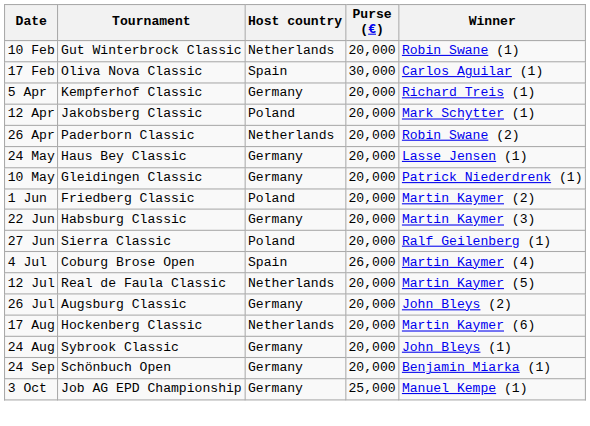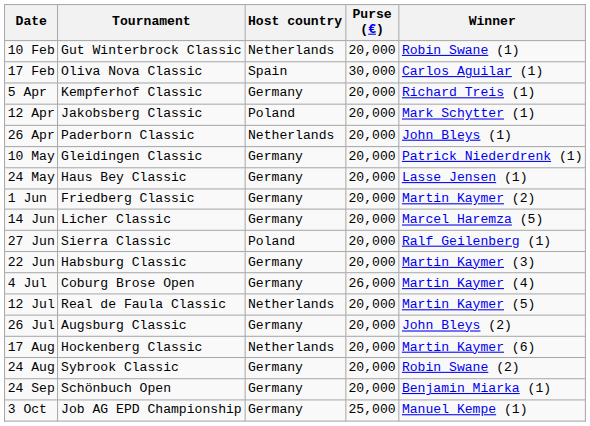(461, 136) Robin Swane (2) -> (457, 136) John Bleys (1)
rows swapped: (31, 178) <-> (31, 157)
(272, 199) Poland -> (275, 199) Germany
+ row: (31, 220)
rows swapped: (31, 220) <-> (31, 242)
(268, 263) Spain -> (275, 284) Germany
(457, 347) John Bleys (1) -> (461, 368) Robin Swane (2)
